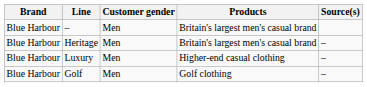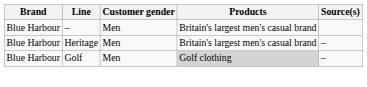- row: (79, 58)
(205, 74) no background -> (205, 58) lightgrey background
